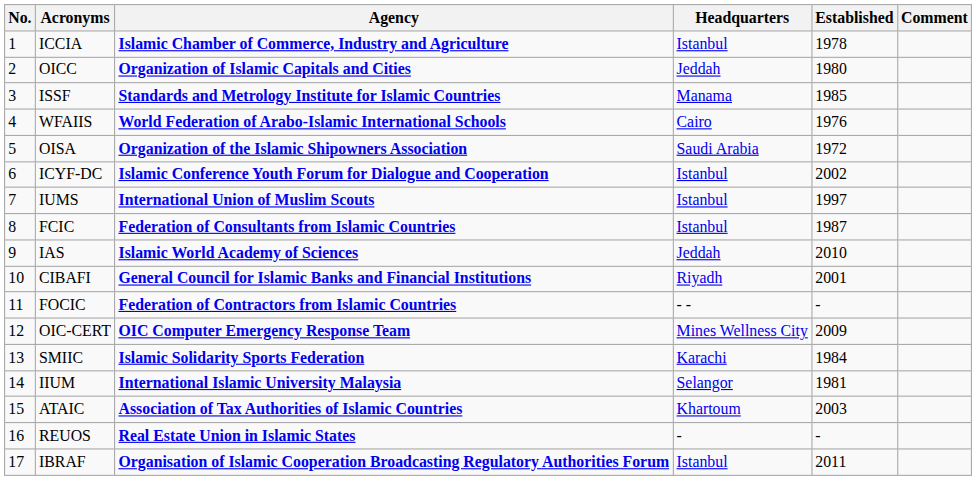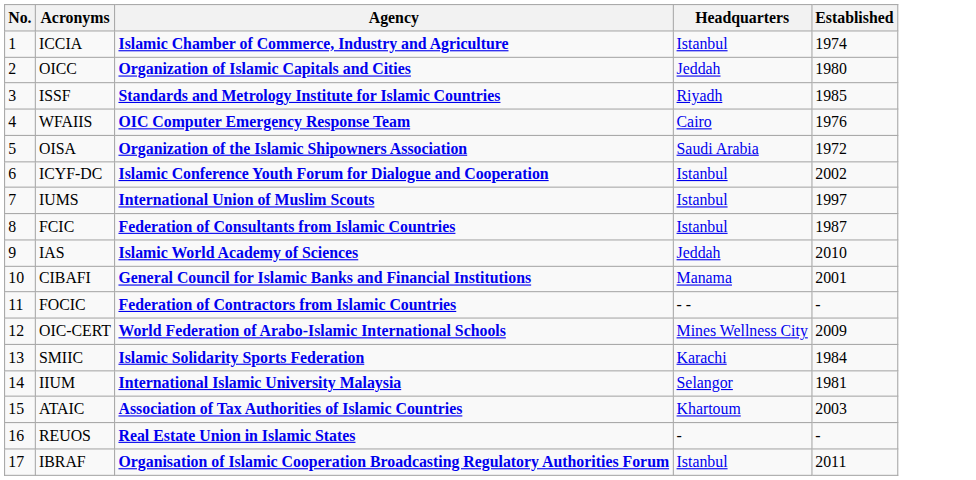- column: (934, 17)
(831, 44) 1978 -> (831, 44) 1974
(704, 96) Manama -> (699, 96) Riyadh
(312, 122) World Federation of Arabo-Islamic International Schools -> (264, 122) OIC Computer Emergency Response Team
(699, 279) Riyadh -> (704, 279) Manama
(264, 331) OIC Computer Emergency Response Team -> (312, 331) World Federation of Arabo-Islamic International Schools
